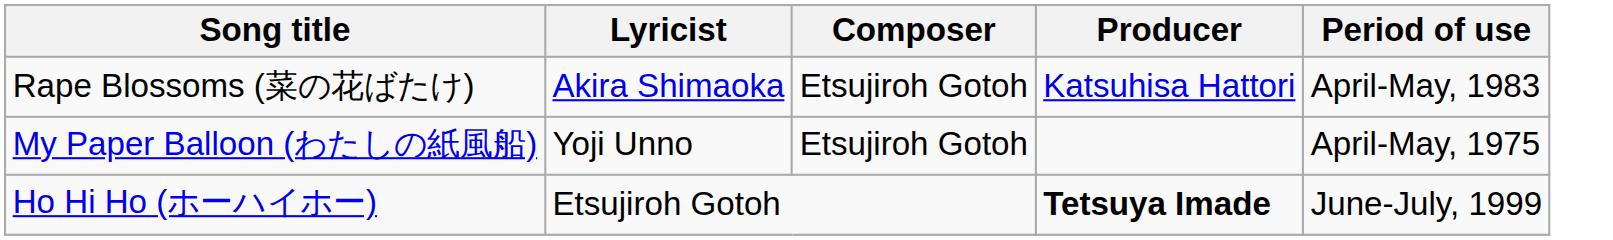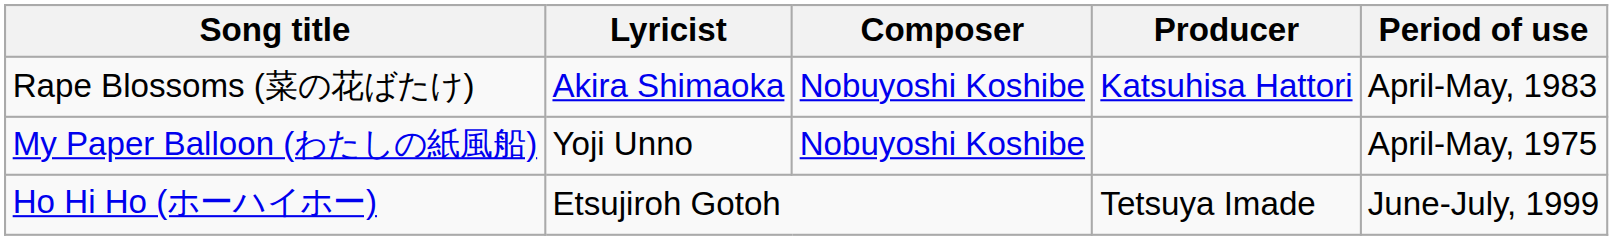(914, 86) Etsujiroh Gotoh -> (942, 86) Nobuyoshi Koshibe
(914, 145) Etsujiroh Gotoh -> (942, 145) Nobuyoshi Koshibe
(1157, 203) bold -> (1208, 203) normal
